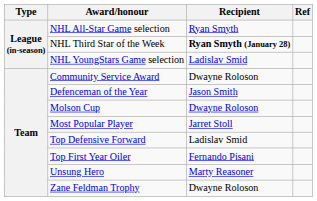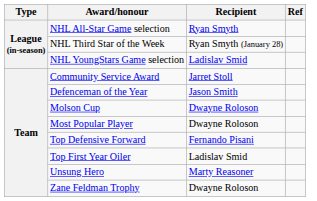(239, 44) bold -> (236, 44) normal
(224, 76) Dwayne Roloson -> (211, 76) Jarret Stoll
(211, 124) Jarret Stoll -> (224, 124) Dwayne Roloson
(218, 140) Ladislav Smid -> (221, 140) Fernando Pisani
(221, 156) Fernando Pisani -> (218, 156) Ladislav Smid
